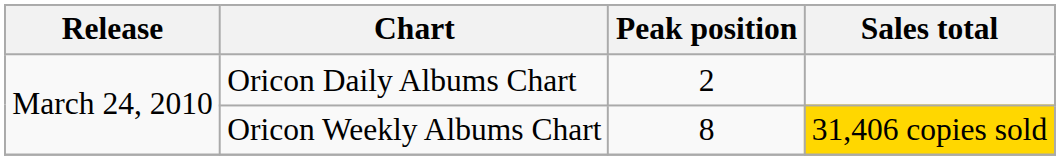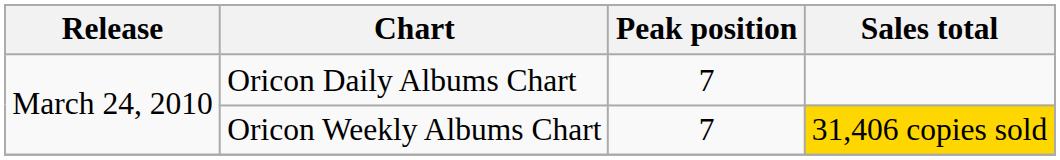(707, 79) 2 -> (707, 79) 7
(707, 129) 8 -> (707, 129) 7
